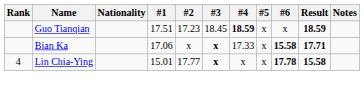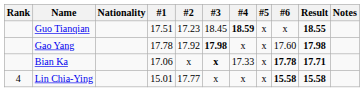(315, 29) 18.59 -> (315, 29) 18.55
+ row: (55, 46)
(285, 46) 15.58 -> (285, 62) 17.78
(216, 62) bold -> (216, 79) normal
(285, 62) 17.78 -> (285, 79) 15.58
